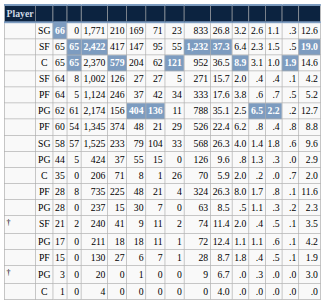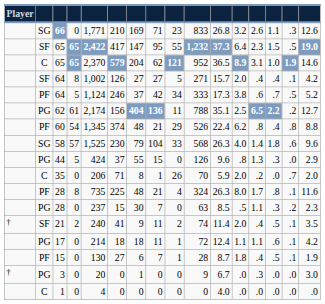(221, 95) 17.6 -> (221, 95) 17.3
(117, 143) 233 -> (117, 143) 230
(98, 241) 211 -> (98, 241) 214
